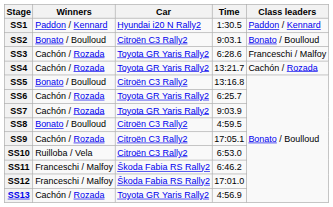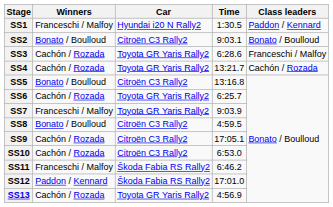(71, 25) Paddon / Kennard -> (74, 25) Franceschi / Malfoy
(70, 110) Cachón / Rozada -> (74, 110) Franceschi / Malfoy
(64, 152) Ruilloba / Vela -> (70, 152) Cachón / Rozada
(74, 181) Franceschi / Malfoy -> (71, 181) Paddon / Kennard
